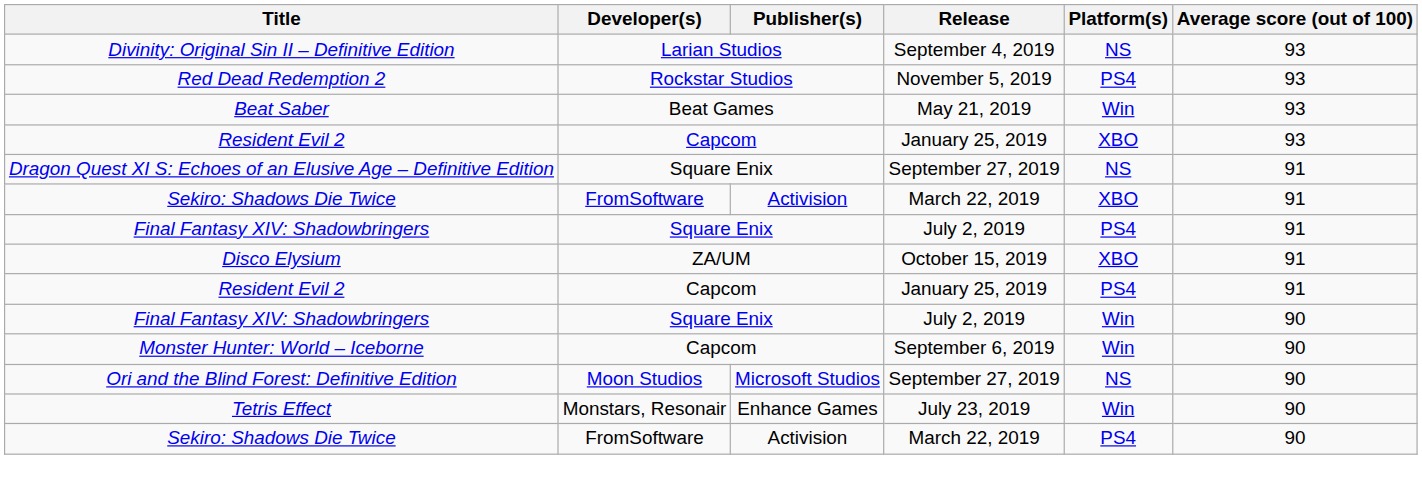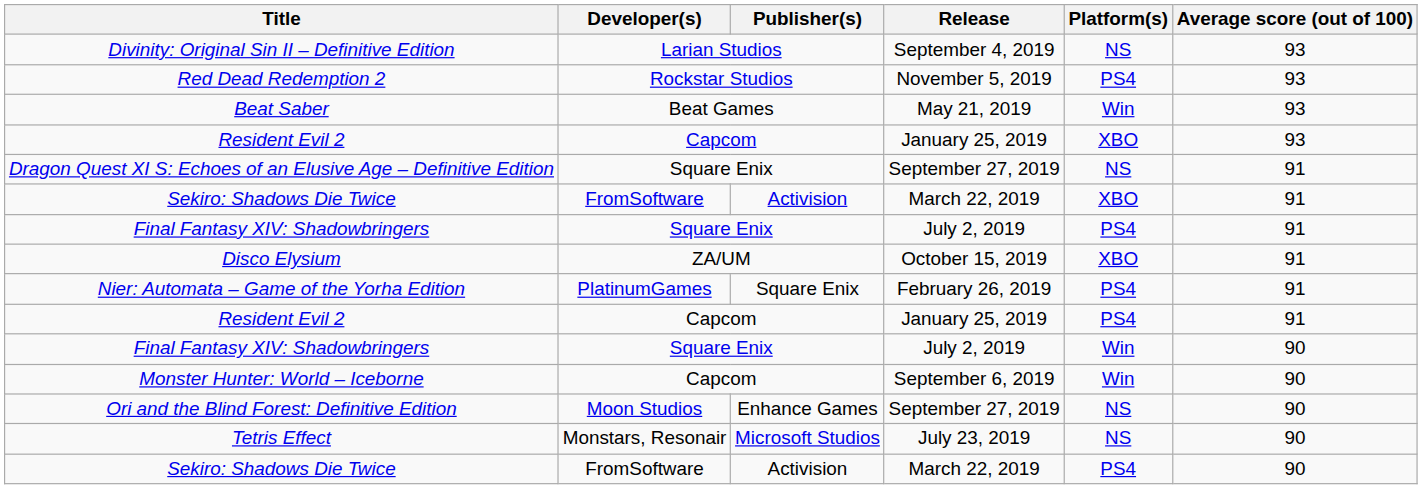+ row: (281, 288)
(807, 378) Microsoft Studios -> (807, 408) Enhance Games
(807, 408) Enhance Games -> (807, 438) Microsoft Studios
(1118, 408) Win -> (1118, 438) NS
